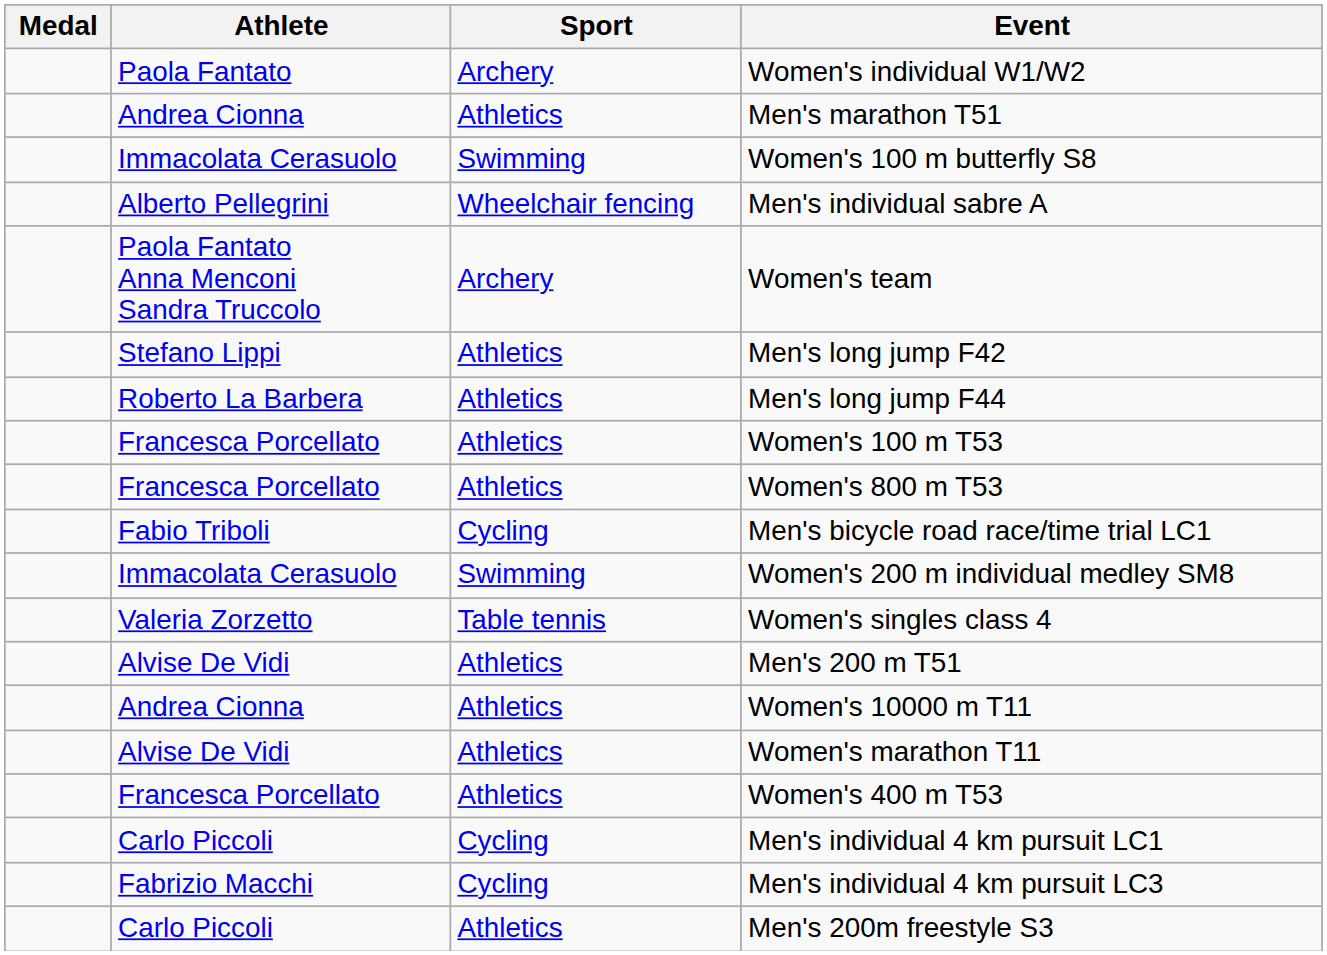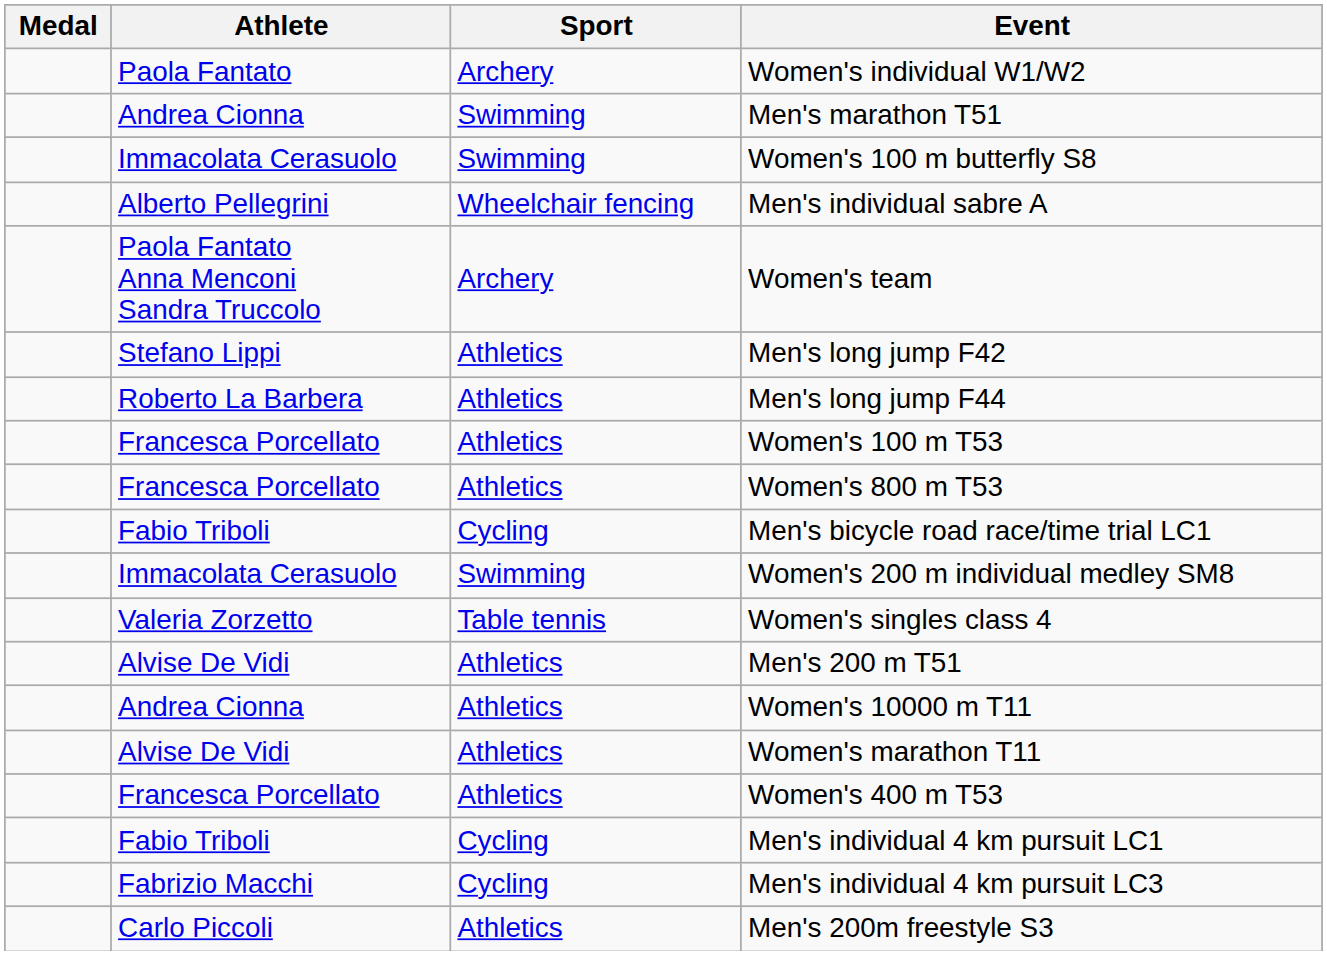(510, 114) Athletics -> (522, 114) Swimming
(195, 839) Carlo Piccoli -> (194, 839) Fabio Triboli
